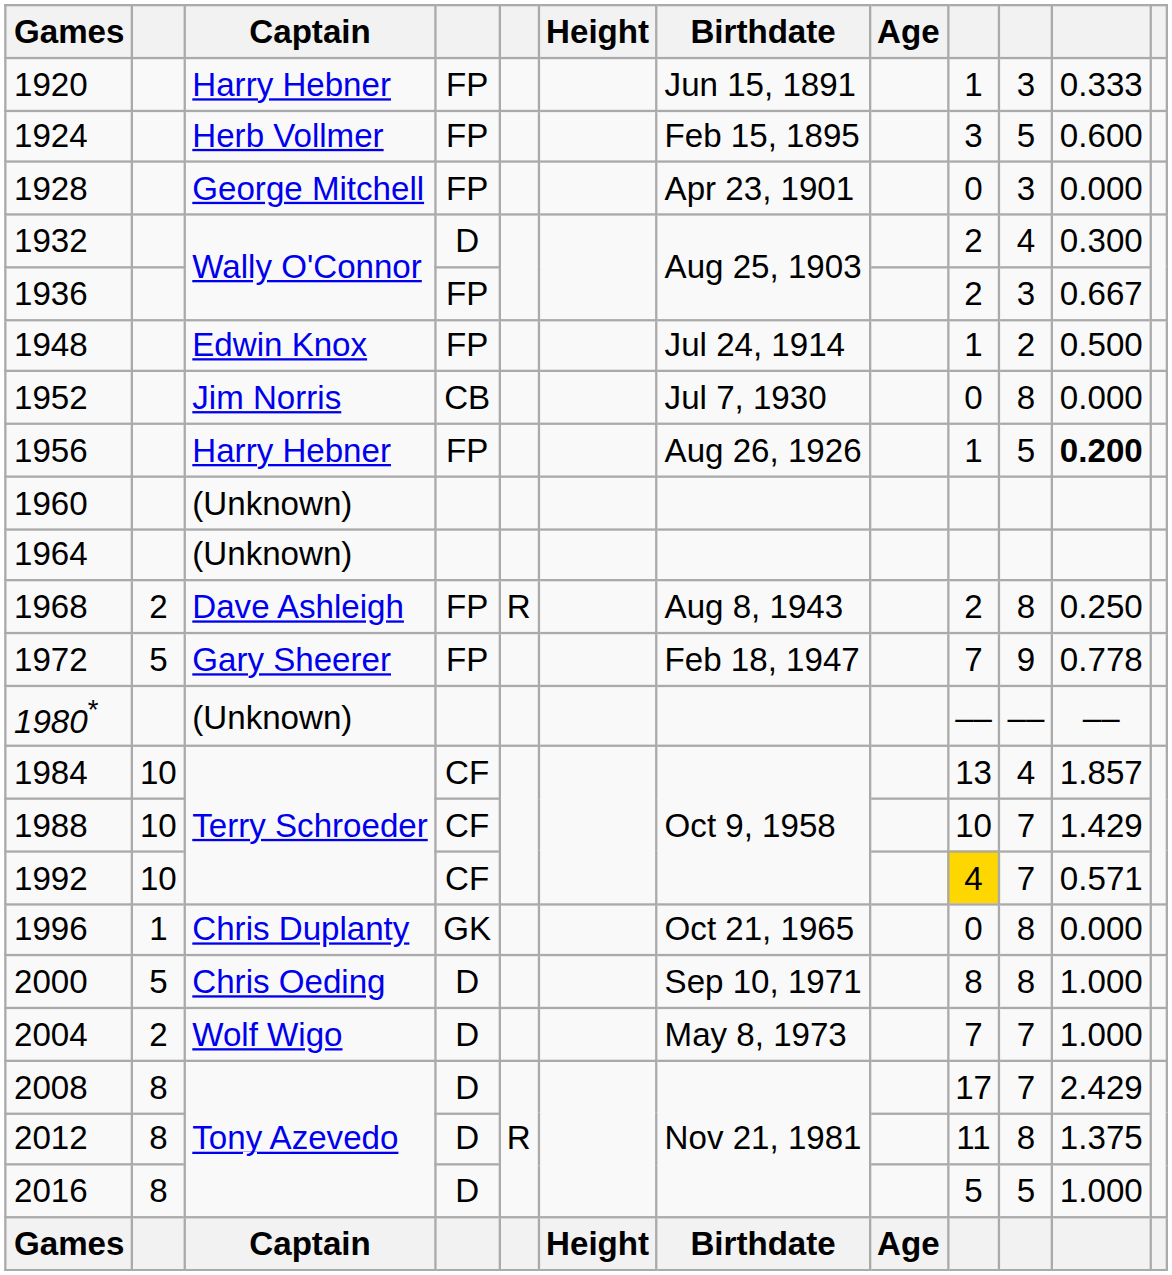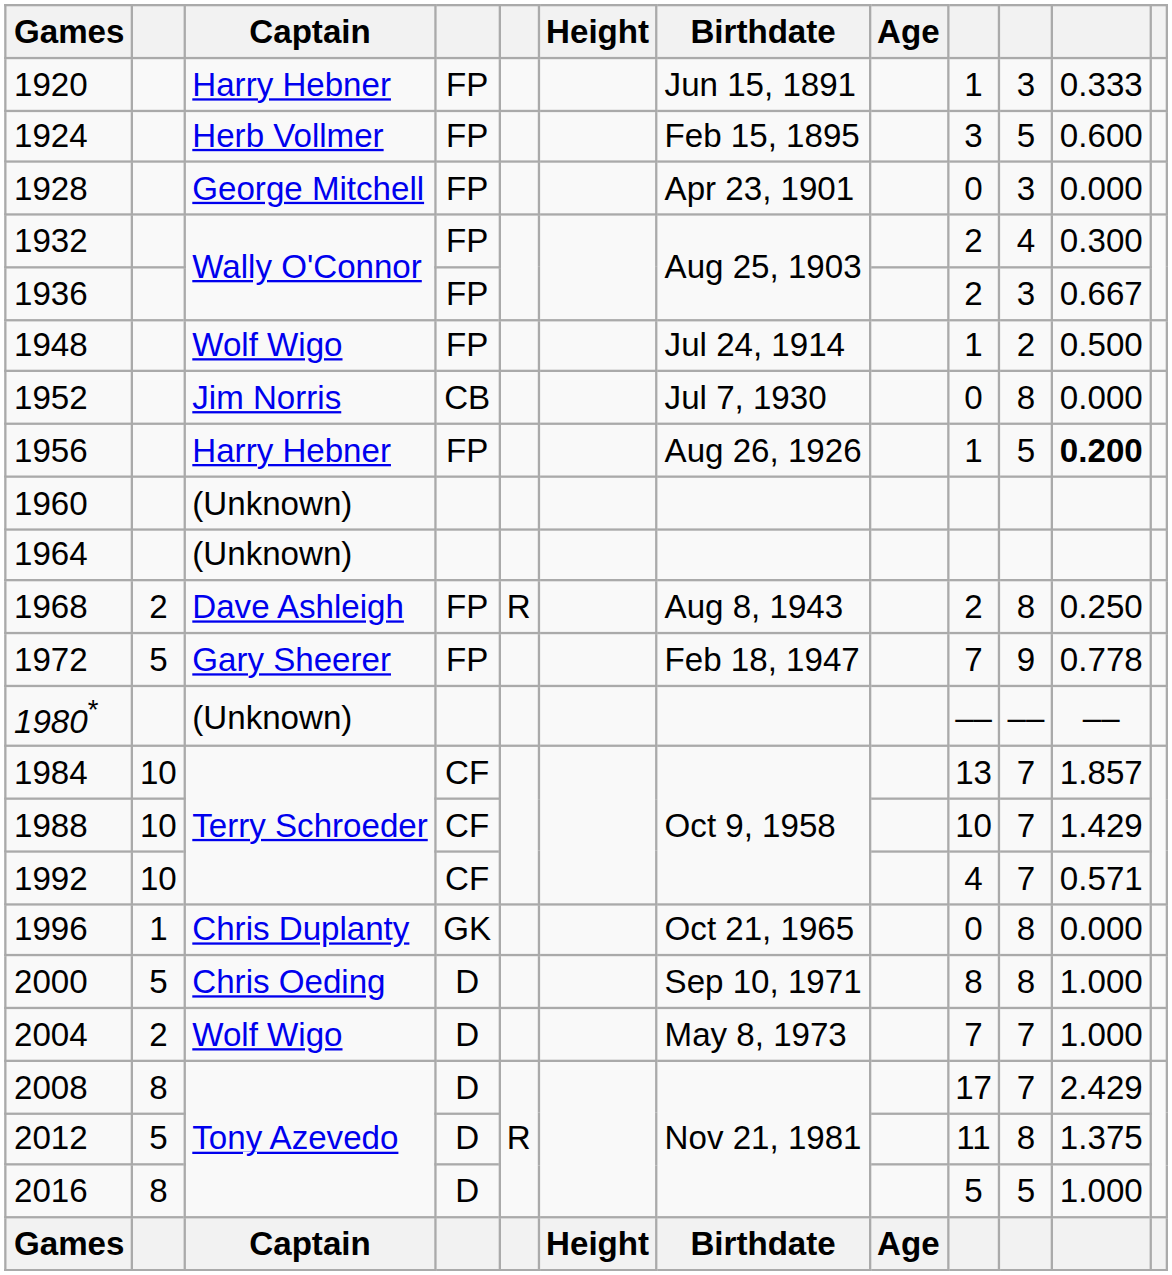(467, 241) D -> (467, 241) FP
(280, 346) Edwin Knox -> (267, 346) Wolf Wigo
(1026, 773) 4 -> (1026, 773) 7
(974, 878) gold background -> (974, 878) no background
(158, 1139) 8 -> (158, 1139) 5
